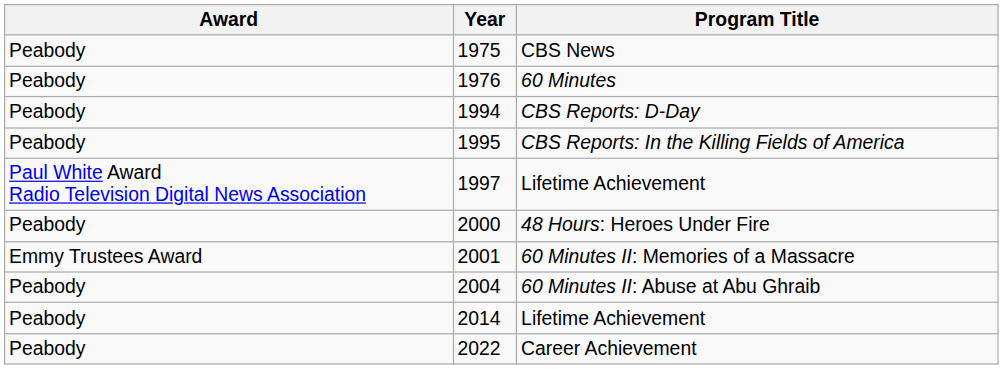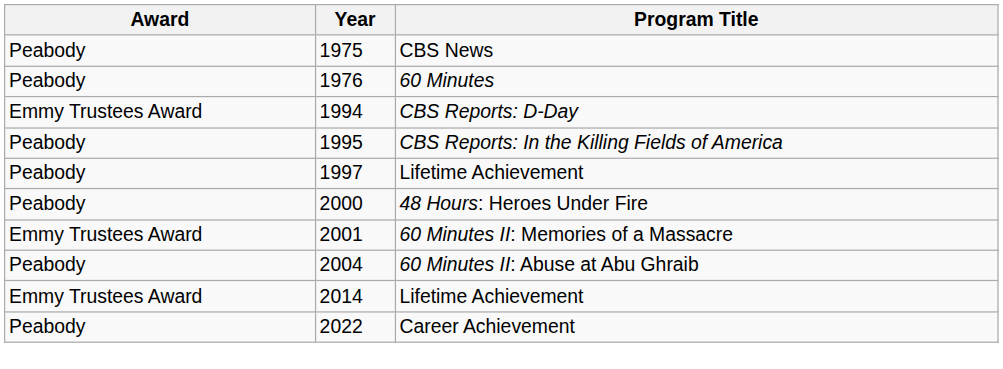(47, 111) Peabody -> (106, 111) Emmy Trustees Award
(188, 184) Paul White Award Radio Television Digital News Association -> (47, 173) Peabody
(47, 317) Peabody -> (106, 296) Emmy Trustees Award
